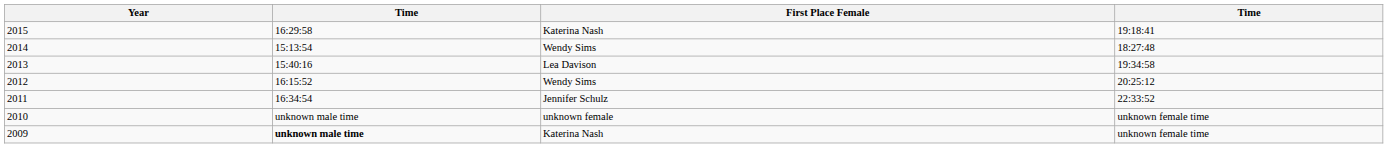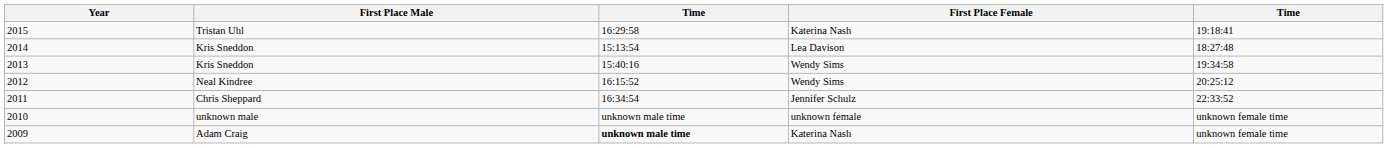+ column: (396, 12)
(570, 47) Wendy Sims -> (817, 47) Lea Davison
(570, 64) Lea Davison -> (817, 64) Wendy Sims
